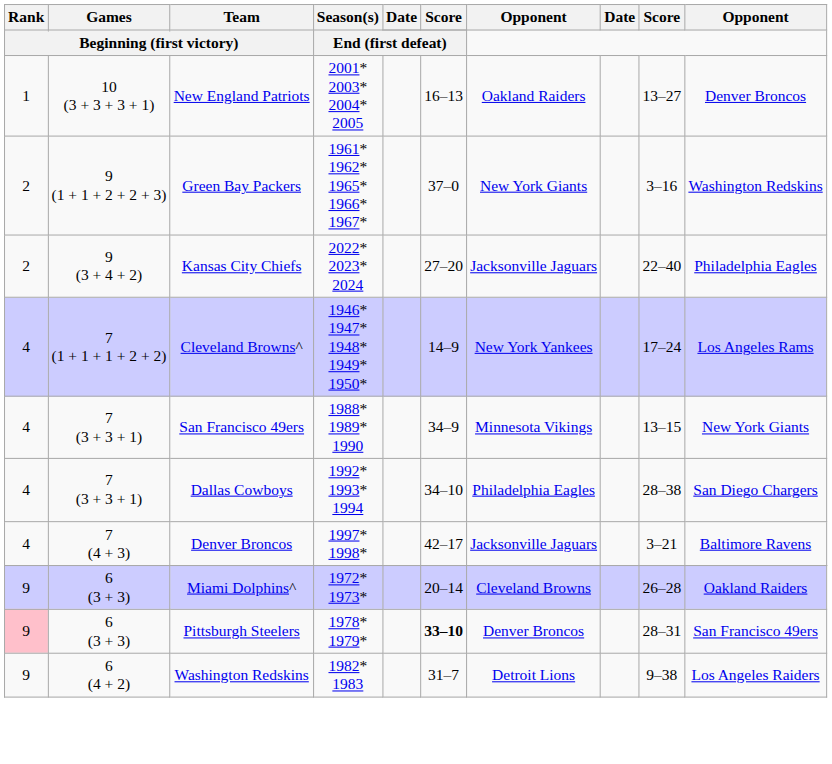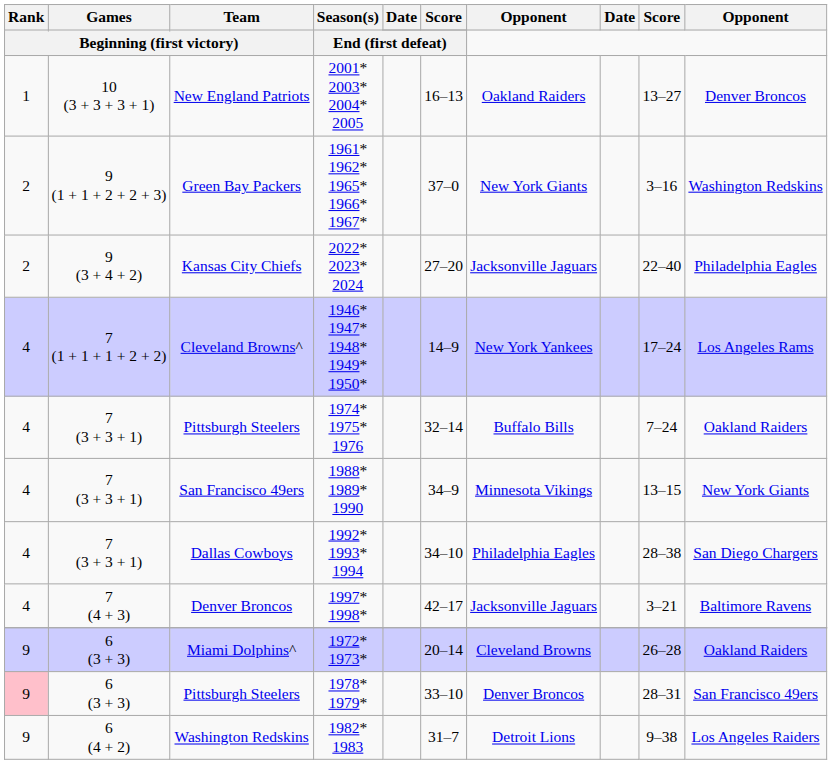+ row: (242, 427)
(444, 631) bold -> (444, 693) normal
